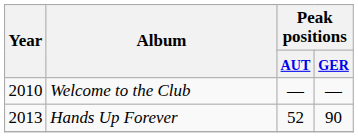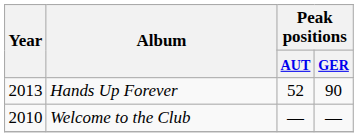rows swapped: (120, 90) <-> (114, 117)
